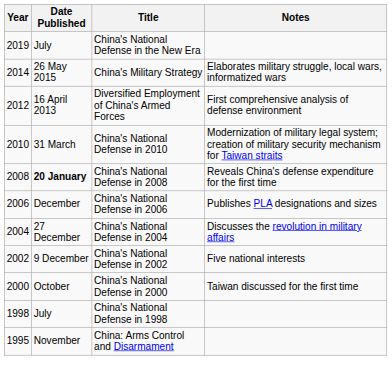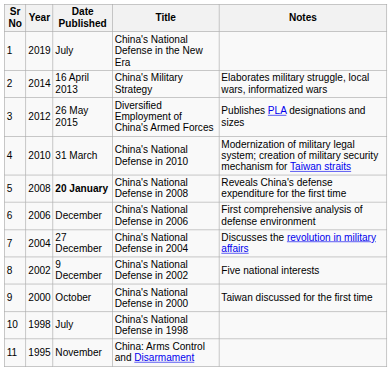+ column: (15, 18)
(50, 72) 26 May 2015 -> (72, 84) 16 April 2013
(51, 105) 16 April 2013 -> (72, 117) 26 May 2015
(278, 105) First comprehensive analysis of defense environment -> (293, 117) Publishes PLA designations and sizes
(292, 204) Publishes PLA designations and sizes -> (292, 216) First comprehensive analysis of defense environment
